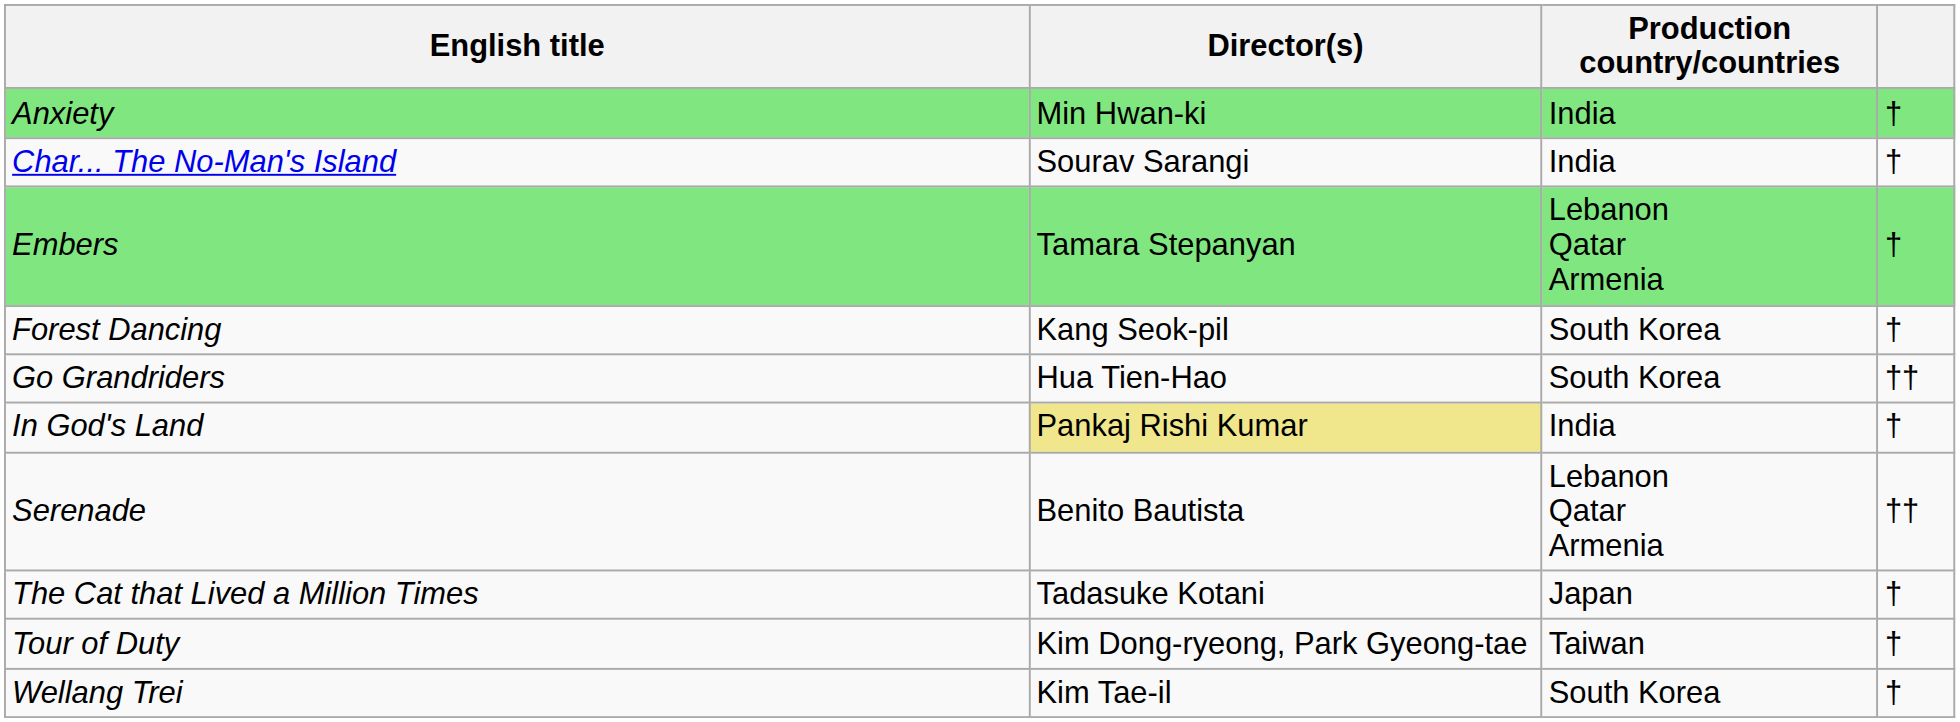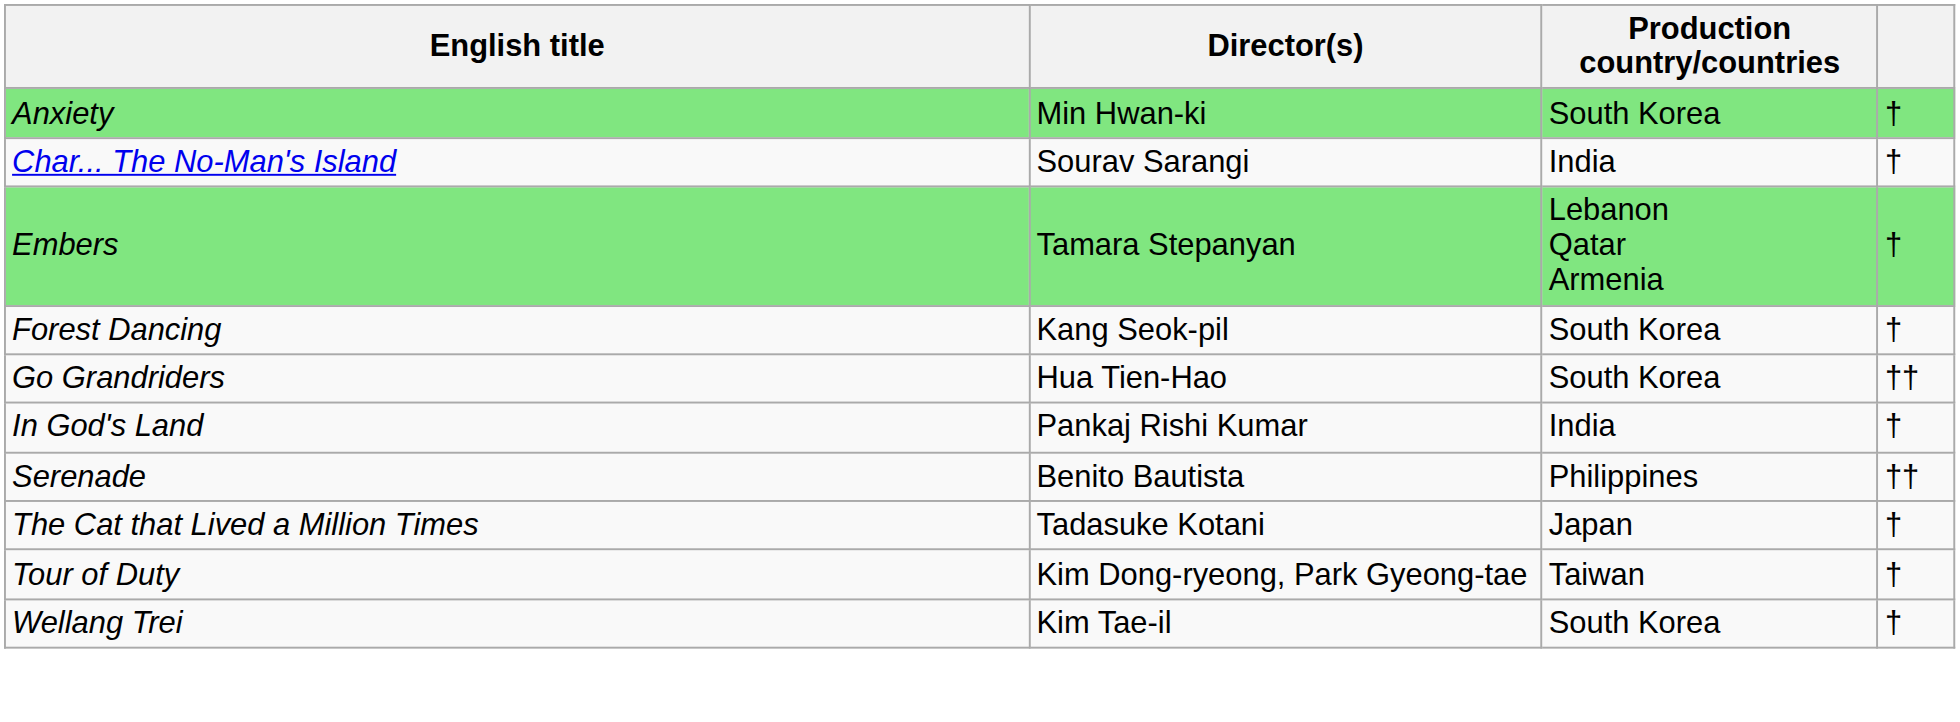(1582, 112) India -> (1635, 112) South Korea
(1172, 427) khaki background -> (1172, 427) no background
(1609, 510) Lebanon Qatar Armenia -> (1623, 476) Philippines
